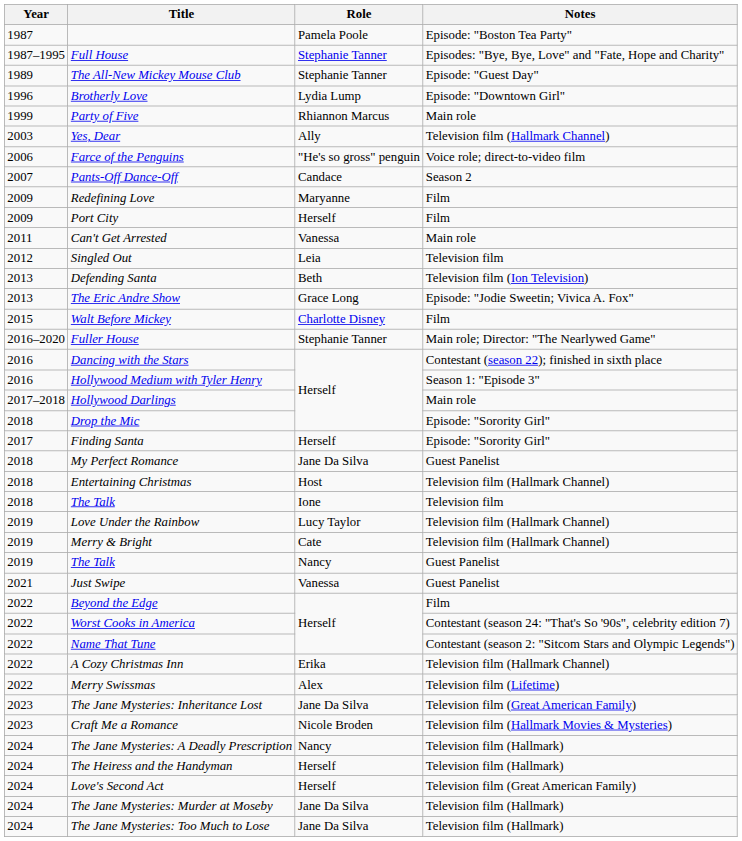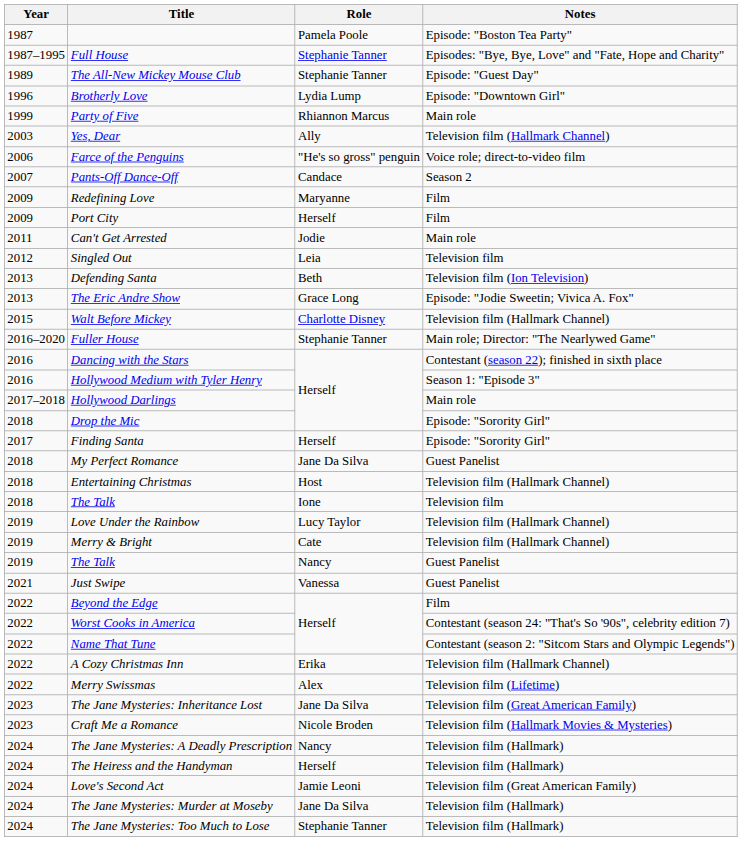(319, 237) Vanessa -> (311, 237) Jodie
(438, 319) Film -> (518, 319) Television film (Hallmark Channel)
(317, 786) Herself -> (329, 786) Jamie Leoni
(333, 826) Jane Da Silva -> (342, 826) Stephanie Tanner
